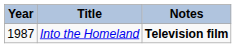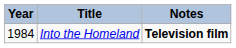(21, 33) 1987 -> (21, 33) 1984
